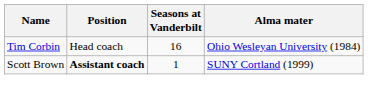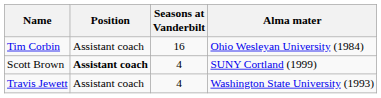(96, 46) Head coach -> (108, 46) Assistant coach
(176, 65) 1 -> (179, 65) 4
+ row: (37, 83)
